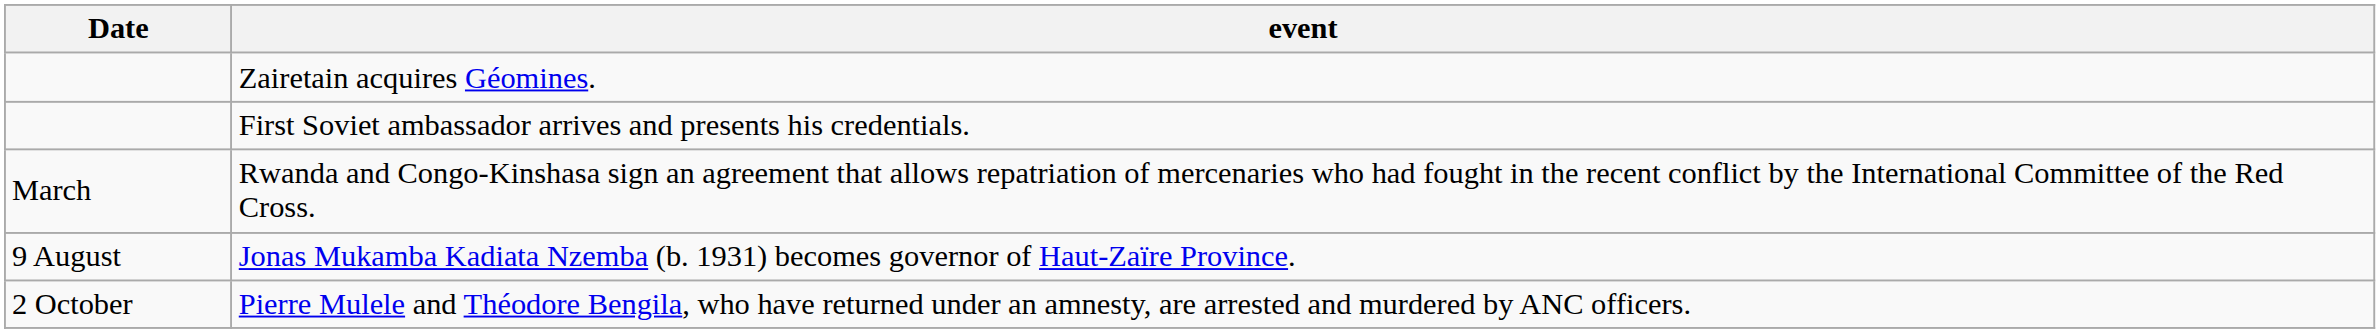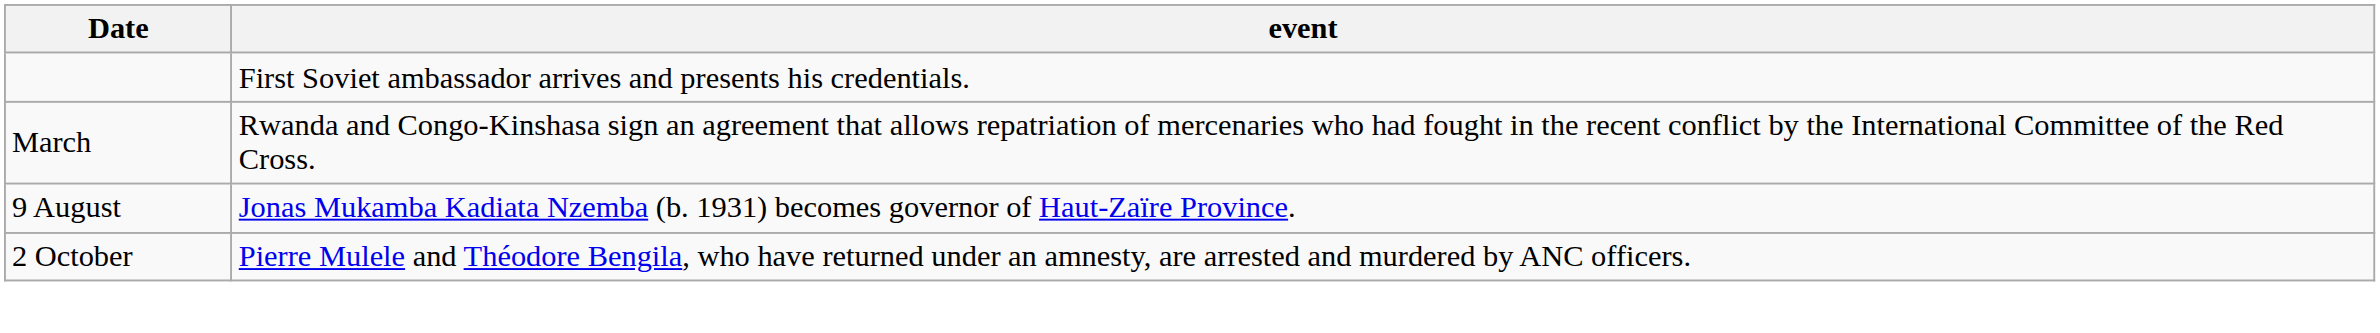- row: (417, 76)
